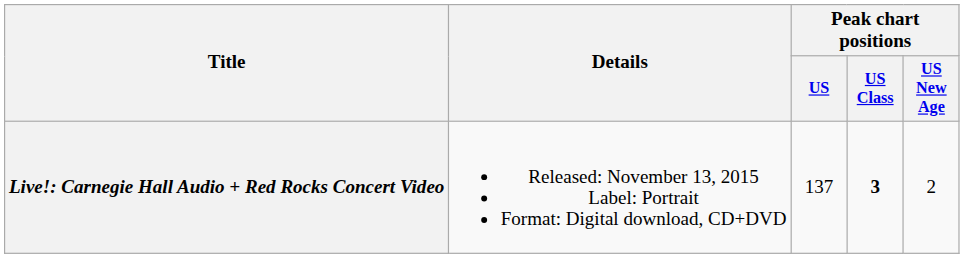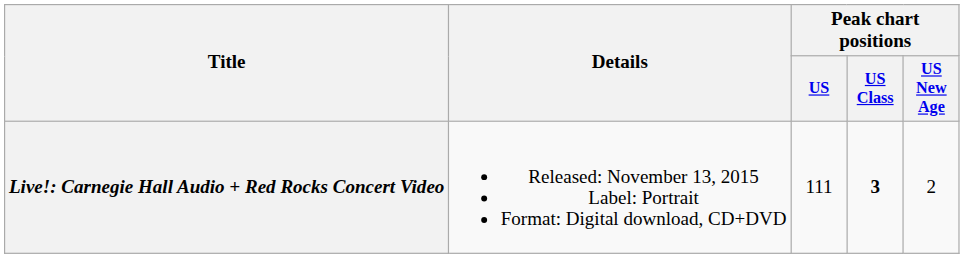(819, 187) 137 -> (819, 187) 111
